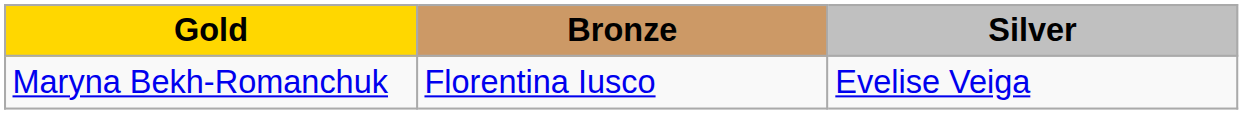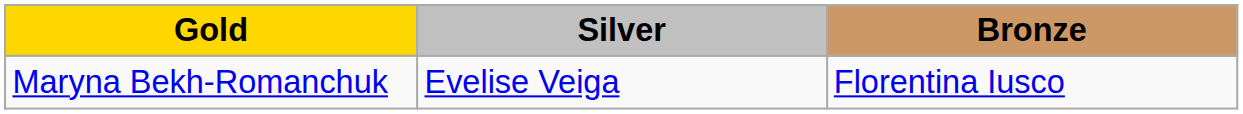columns swapped: (1033, 30) <-> (622, 30)
